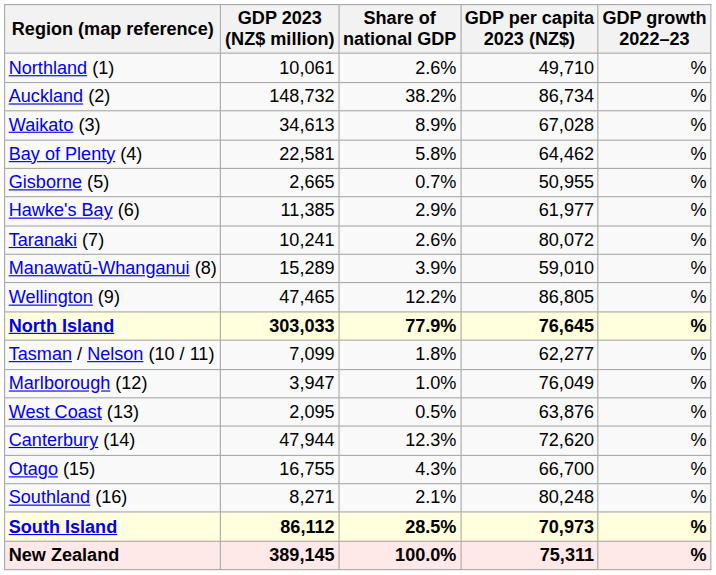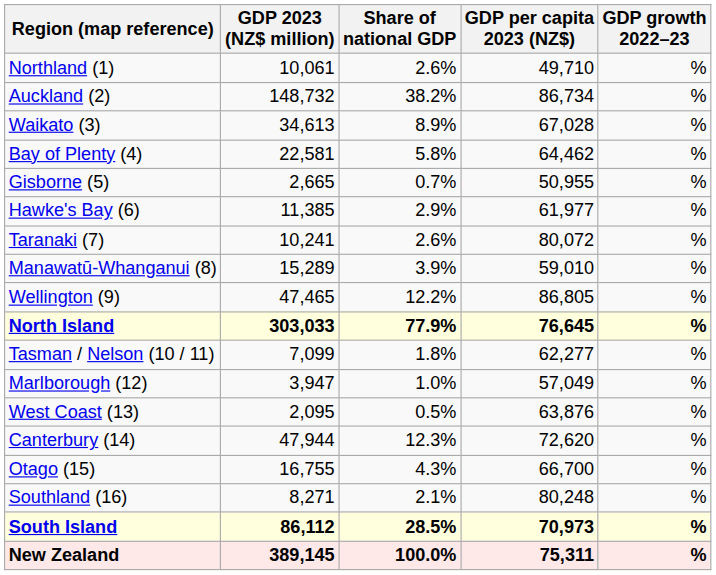(566, 383) 76,049 -> (566, 383) 57,049
